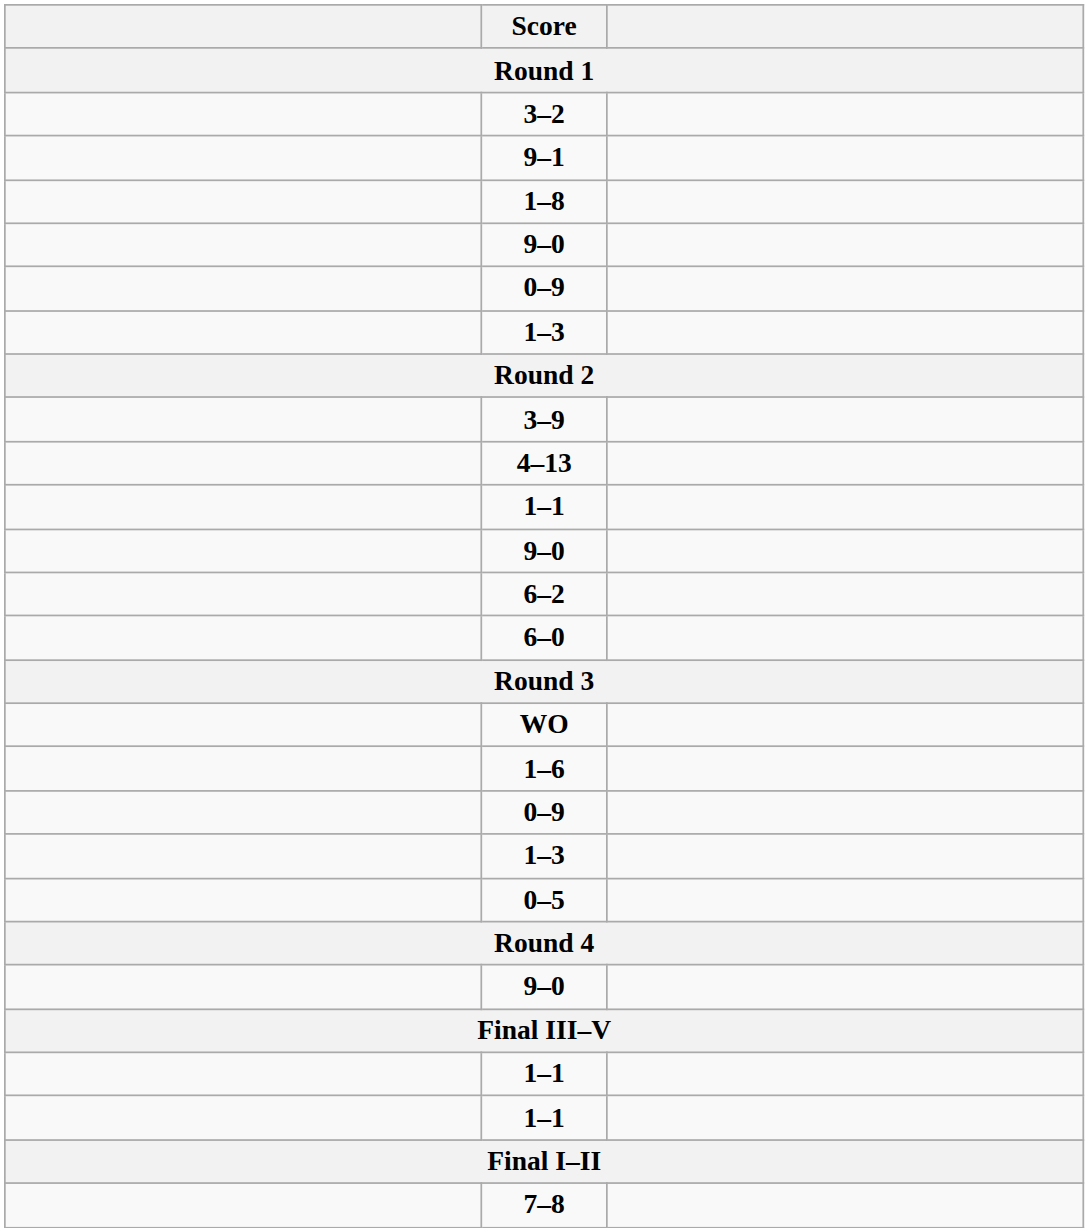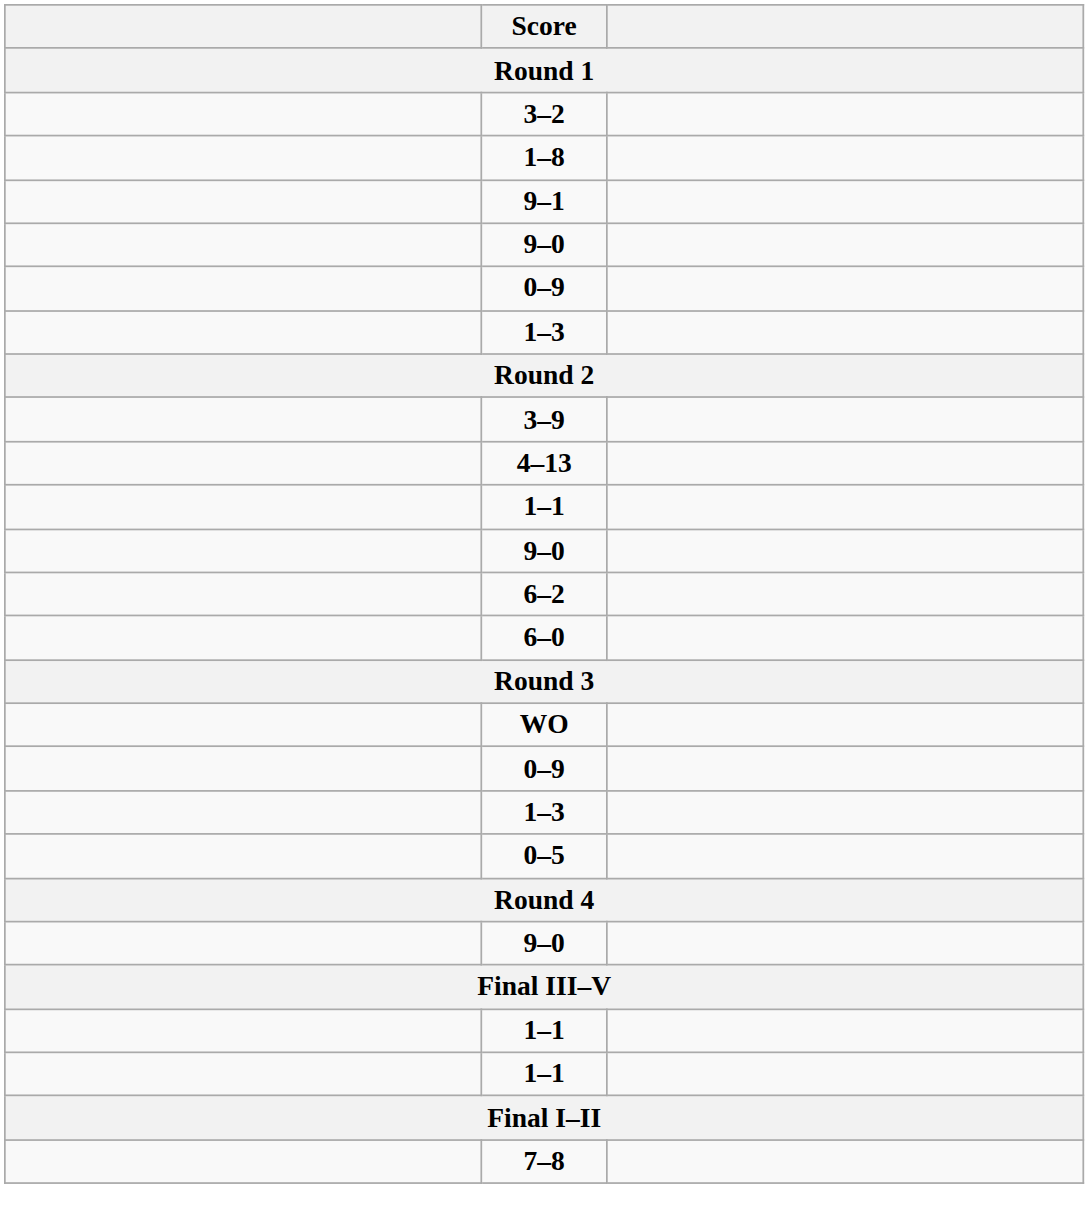rows swapped: (243, 201) <-> (243, 158)
- row: (243, 769)
